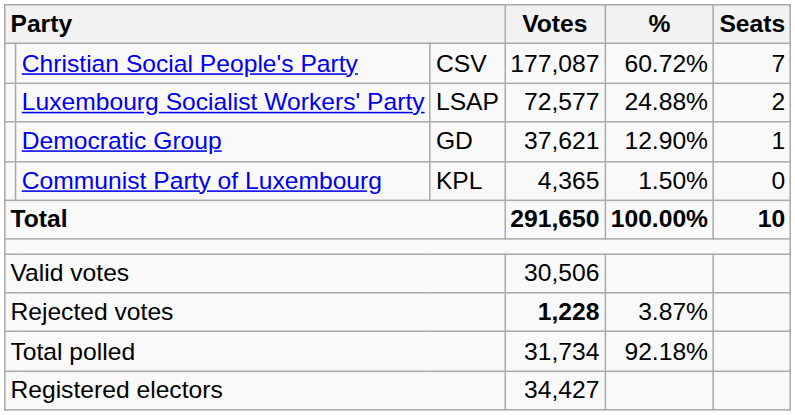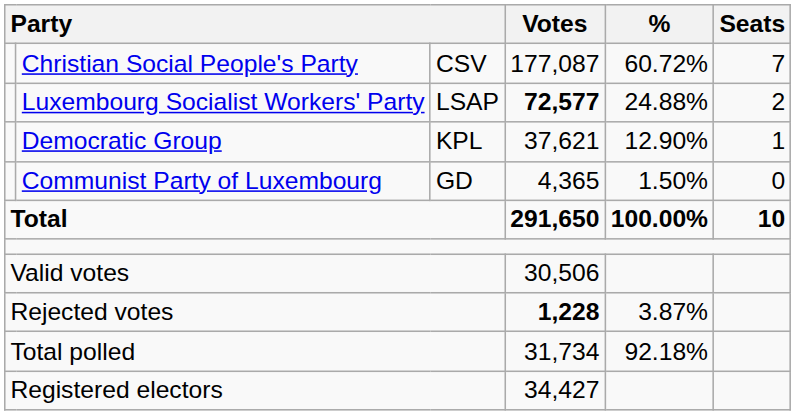(562, 102) normal -> (562, 102) bold
(454, 141) GD -> (459, 141) KPL
(459, 180) KPL -> (454, 180) GD
